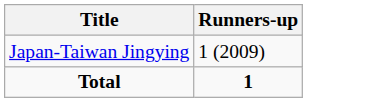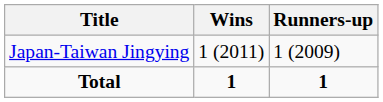+ column: (231, 19)
